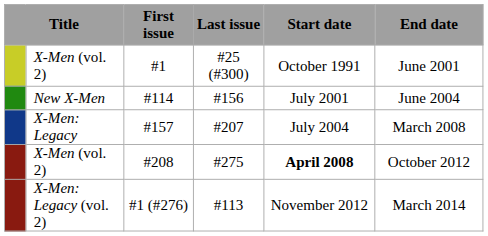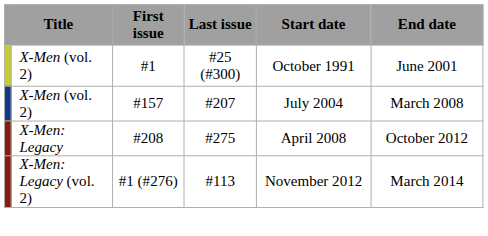- row: (158, 97)
(57, 127) X-Men: Legacy -> (56, 103) X-Men (vol. 2)
(70, 162) X-Men (vol. 2) -> (42, 138) X-Men: Legacy
(319, 162) bold -> (314, 138) normal
